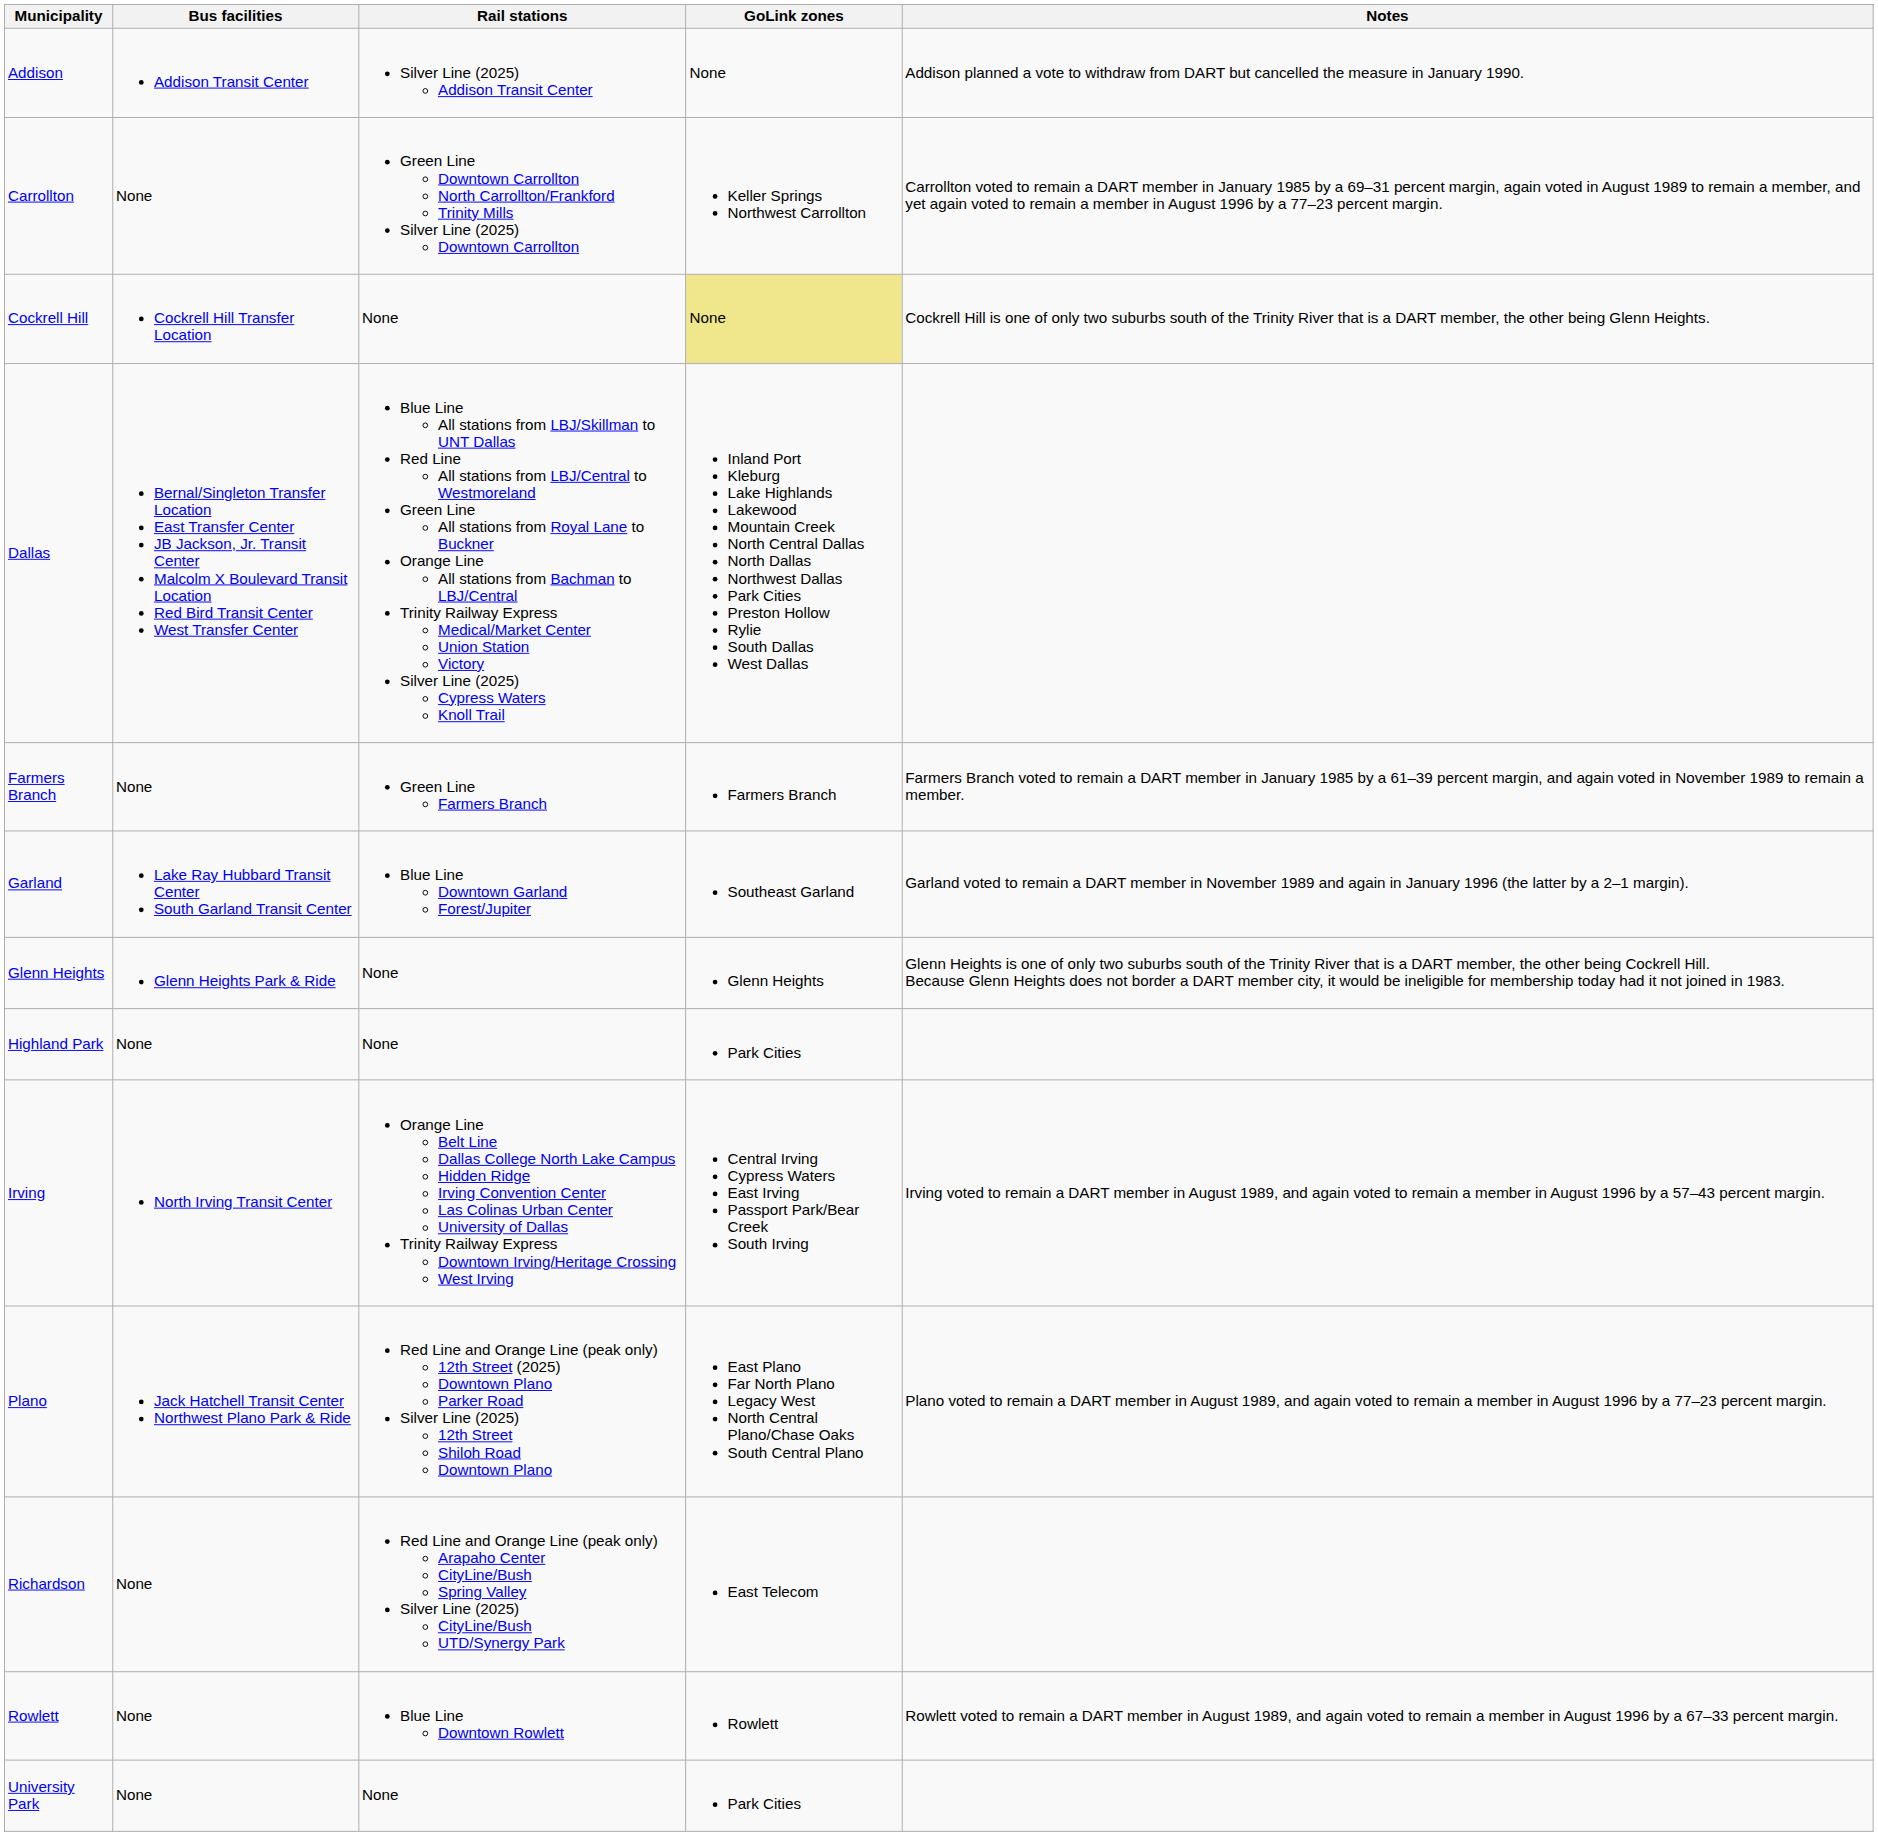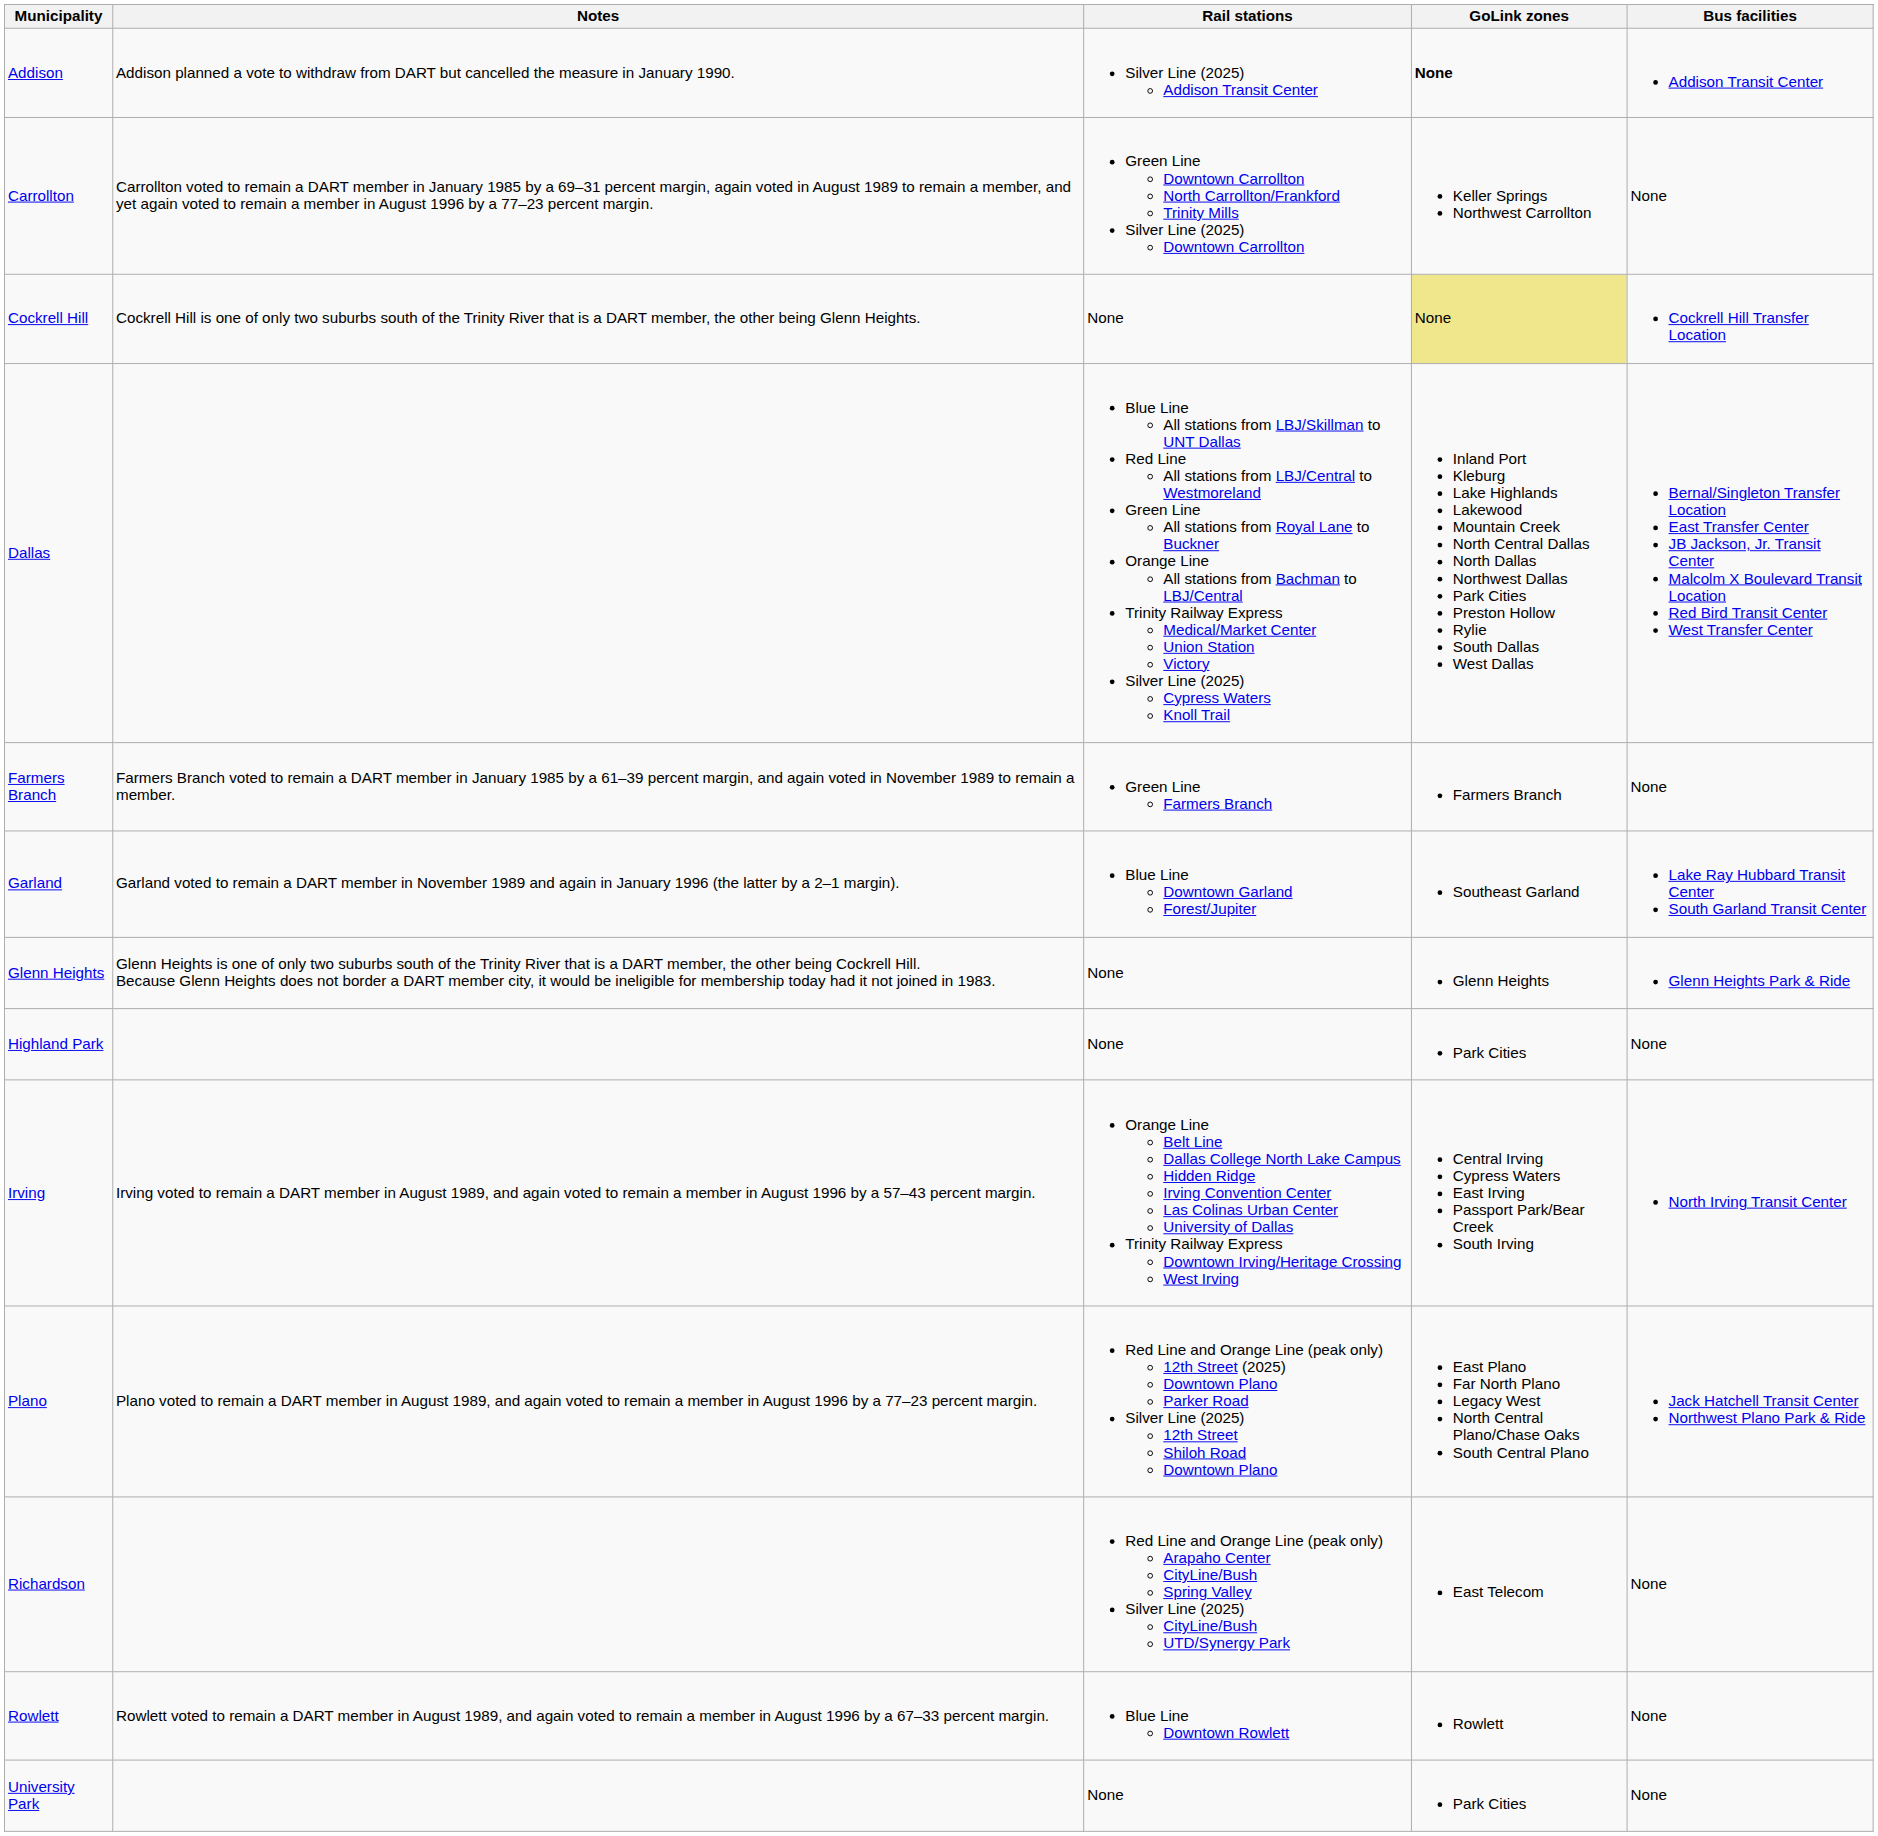columns swapped: (235, 16) <-> (1387, 16)
(708, 72) normal -> (1434, 72) bold
